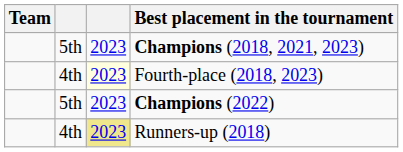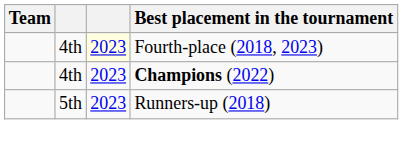- row: (249, 47)
(71, 103) 5th -> (71, 75) 4th
(71, 132) 4th -> (71, 103) 5th
(108, 132) khaki background -> (108, 103) no background
